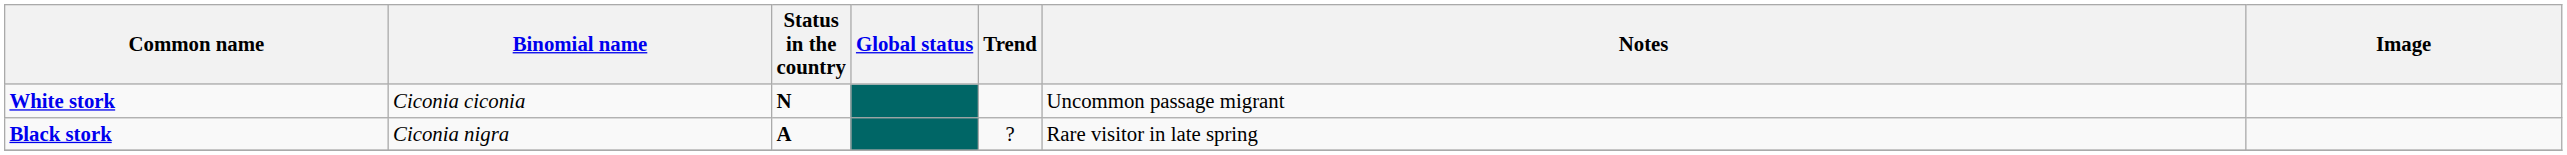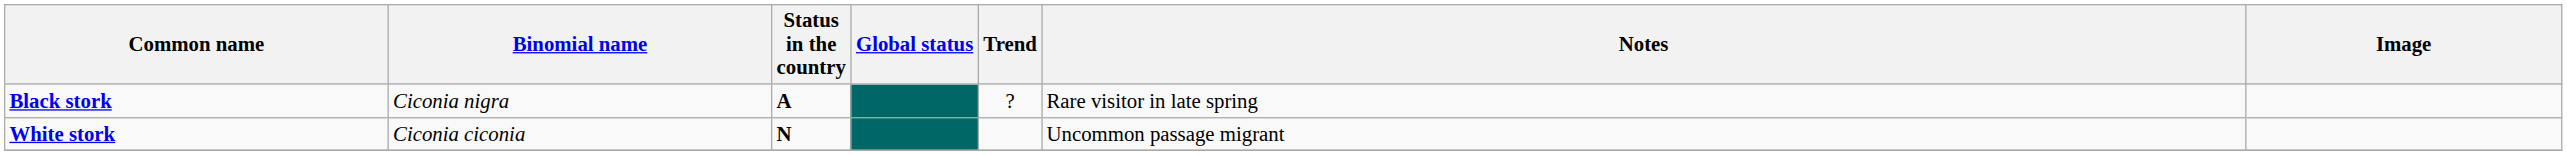rows swapped: (62, 100) <-> (61, 133)
